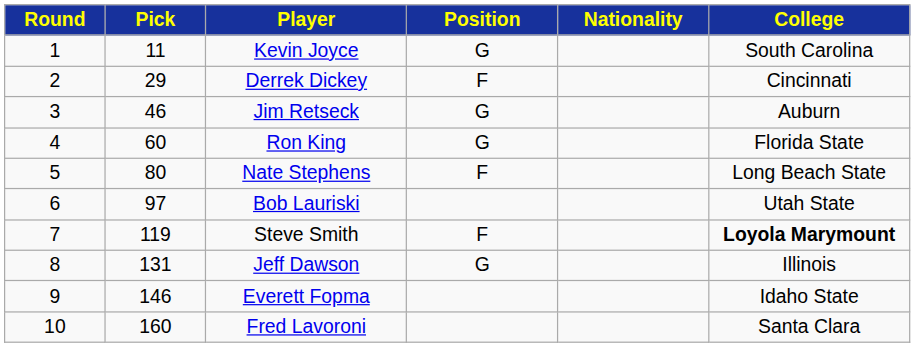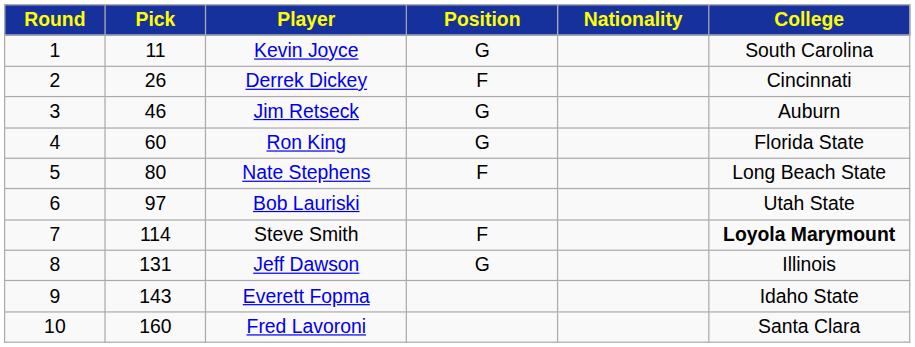(155, 81) 29 -> (155, 81) 26
(155, 234) 119 -> (155, 234) 114
(155, 296) 146 -> (155, 296) 143
